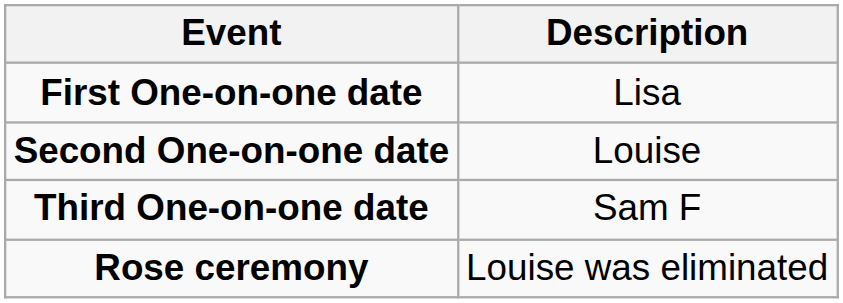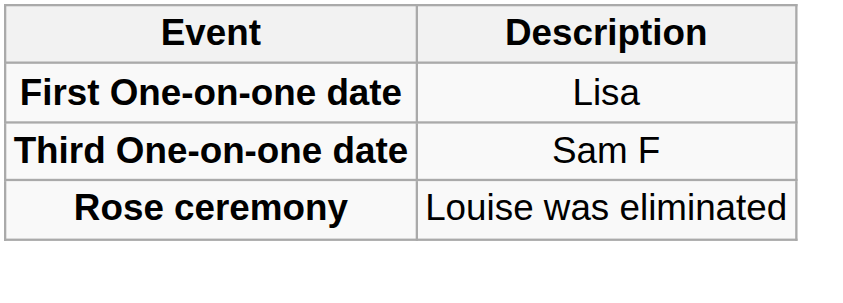- row: (231, 150)
